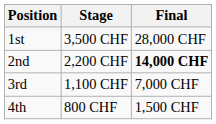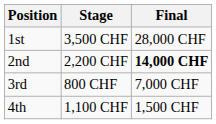(96, 84) 1,100 CHF -> (91, 84) 800 CHF
(91, 107) 800 CHF -> (96, 107) 1,100 CHF
